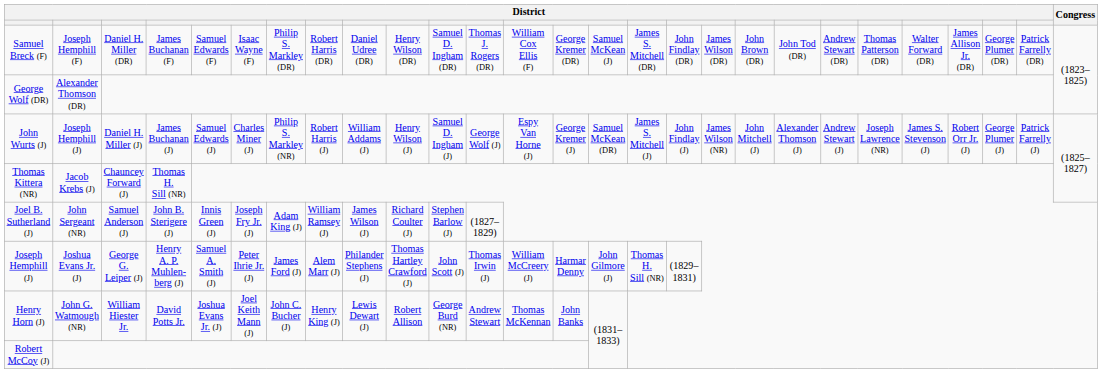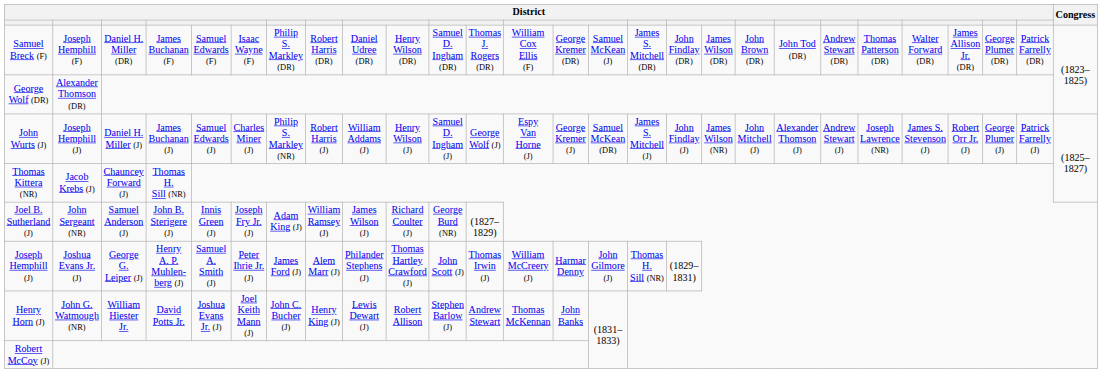(448, 221) Stephen Barlow (J) -> (448, 221) George Burd (NR)
(448, 316) George Burd (NR) -> (448, 316) Stephen Barlow (J)
